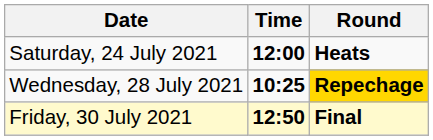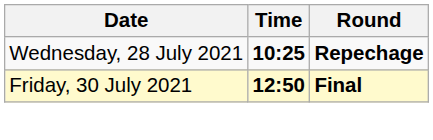- row: (113, 53)
(369, 85) gold background -> (369, 53) no background
